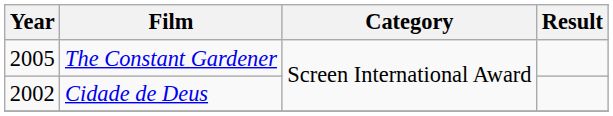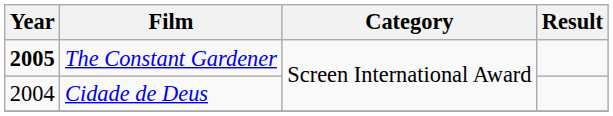(32, 57) normal -> (32, 57) bold
(32, 93) 2002 -> (32, 93) 2004
